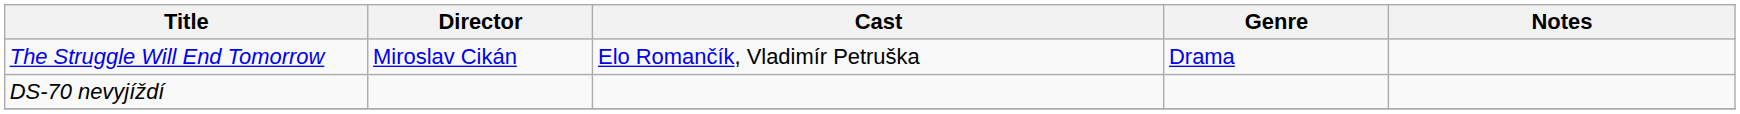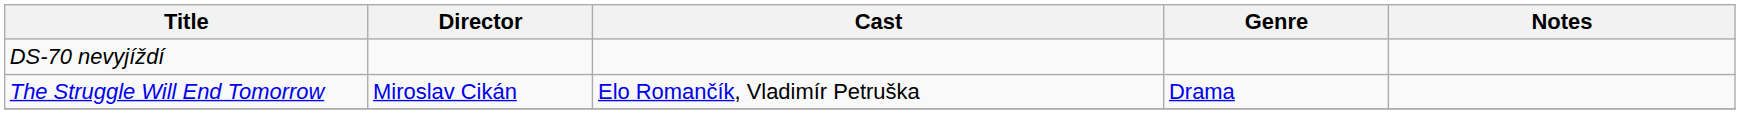rows swapped: (87, 91) <-> (167, 56)
